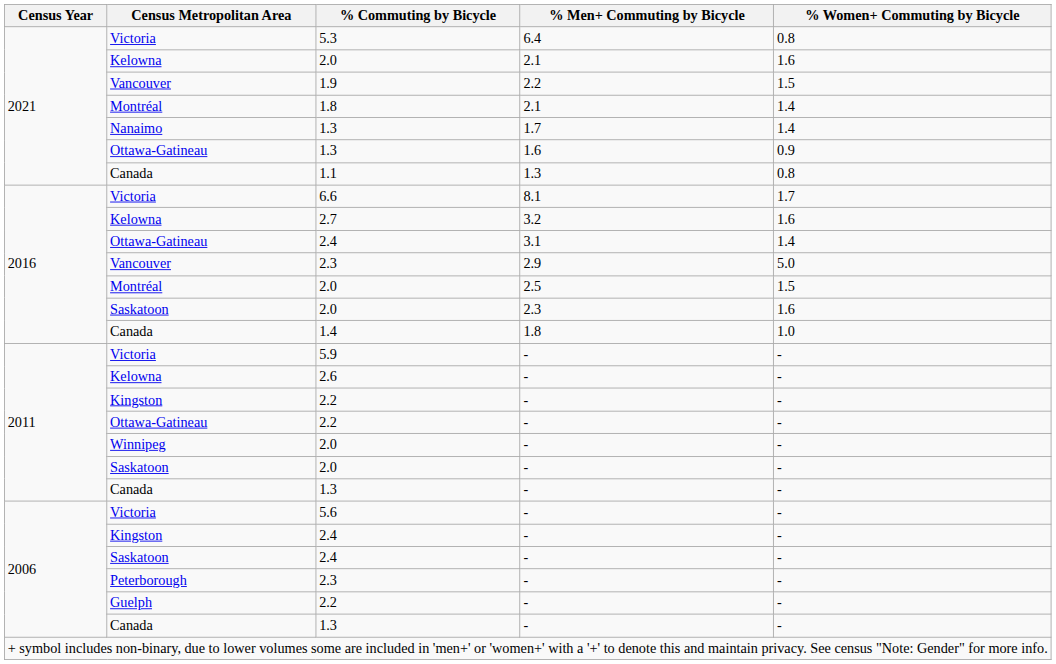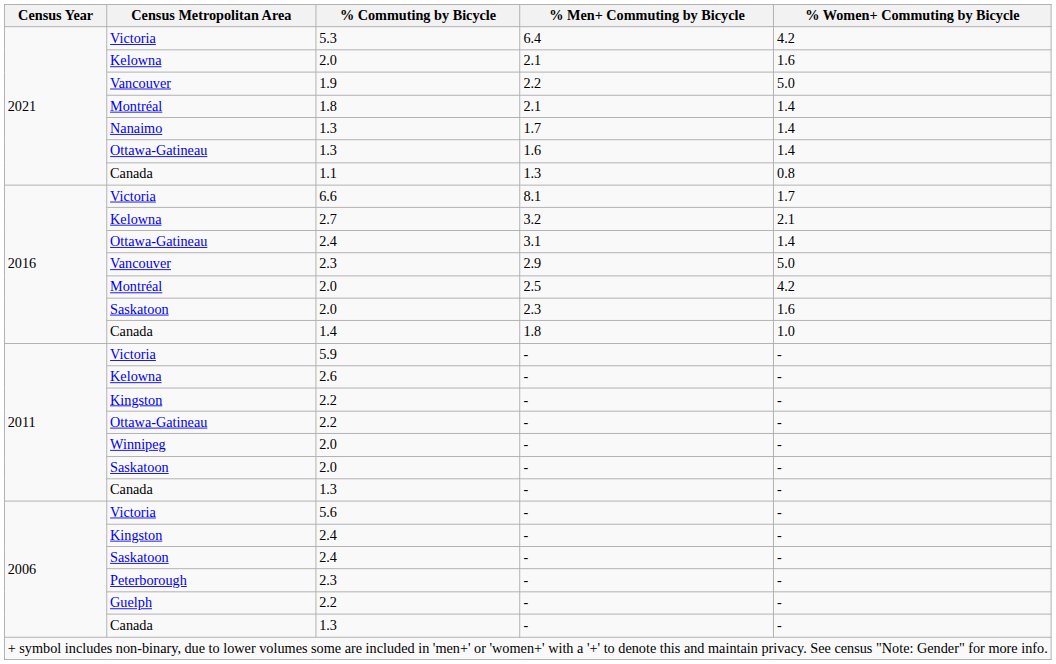(786, 38) 0.8 -> (786, 38) 4.2
(786, 83) 1.5 -> (786, 83) 5.0
(786, 151) 0.9 -> (786, 151) 1.4
(786, 219) 1.6 -> (786, 219) 2.1
(786, 286) 1.5 -> (786, 286) 4.2
